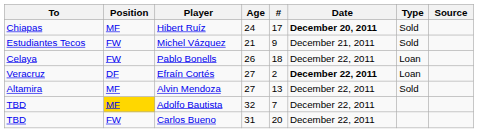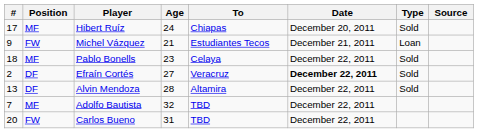columns swapped: (279, 12) <-> (54, 12)
(333, 28) bold -> (332, 28) normal
(409, 43) Sold -> (410, 43) Loan
(113, 58) FW -> (32, 58) MF
(250, 58) 26 -> (169, 58) 23
(410, 58) Loan -> (409, 58) Sold
(410, 74) Loan -> (409, 74) Sold
(113, 89) MF -> (31, 89) DF
(250, 89) 27 -> (169, 89) 28
(113, 105) gold background -> (32, 105) no background
